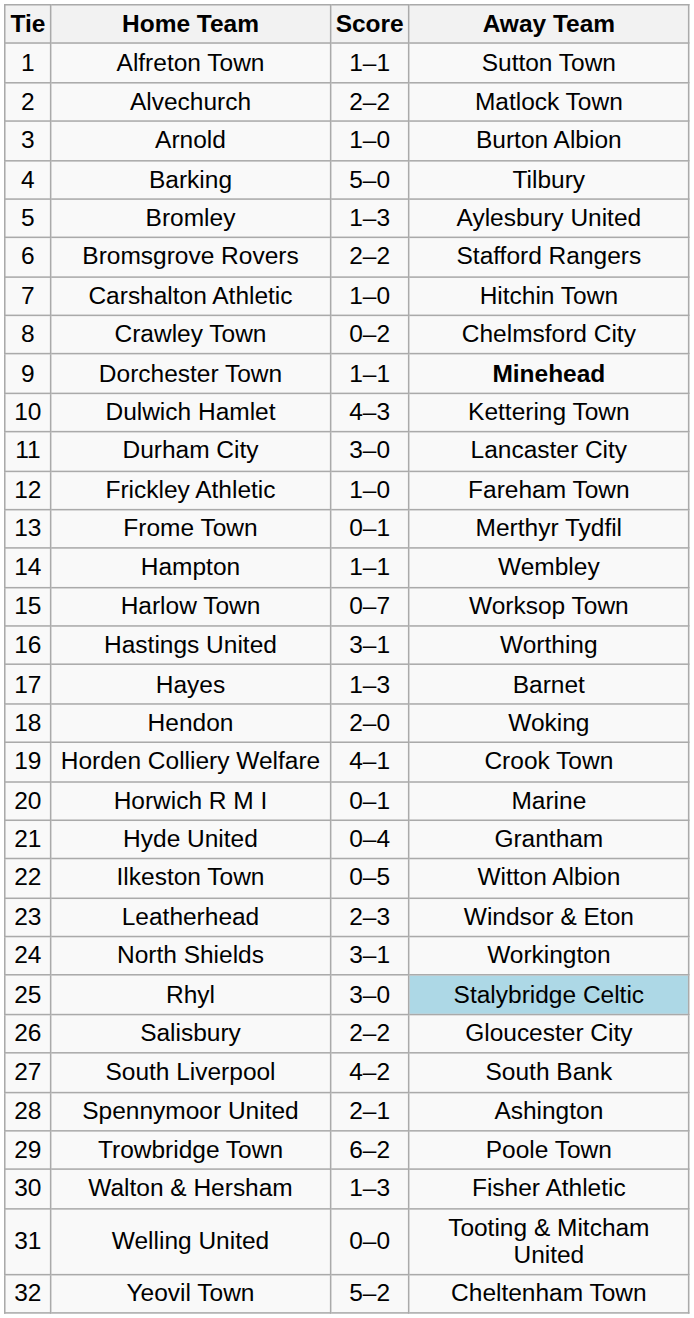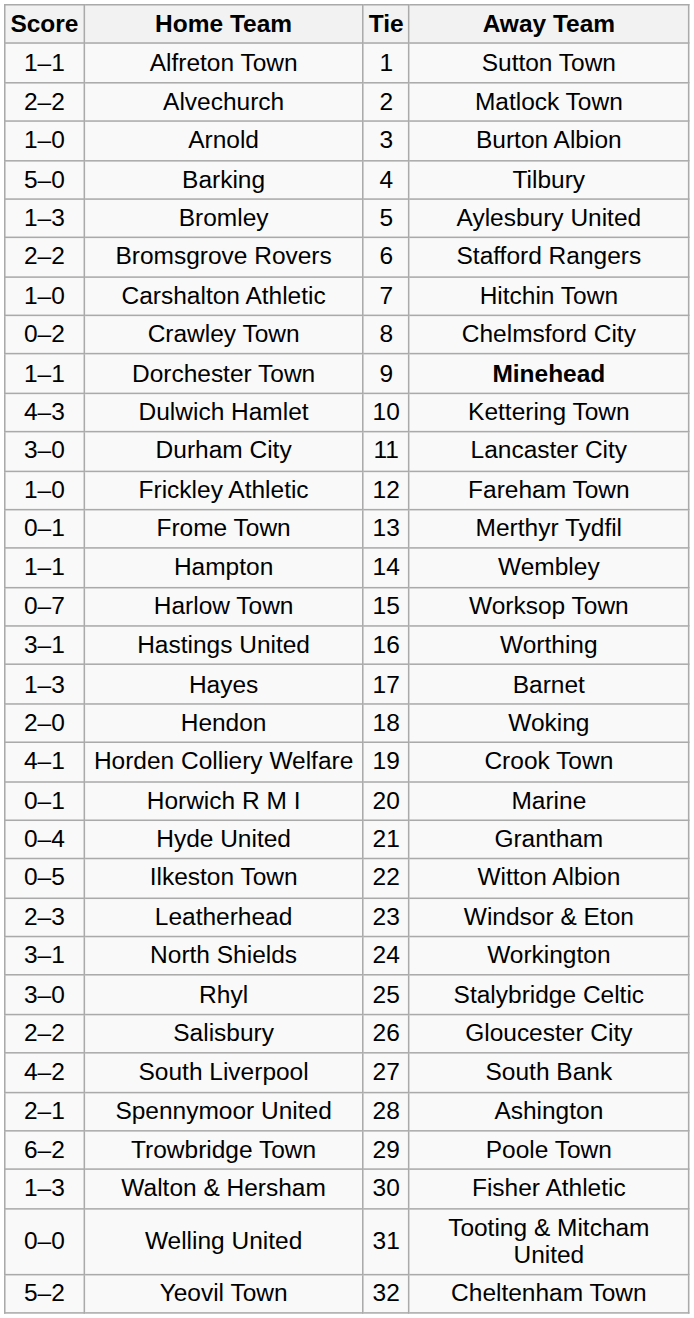columns swapped: (28, 23) <-> (370, 23)
(549, 994) lightblue background -> (549, 994) no background
